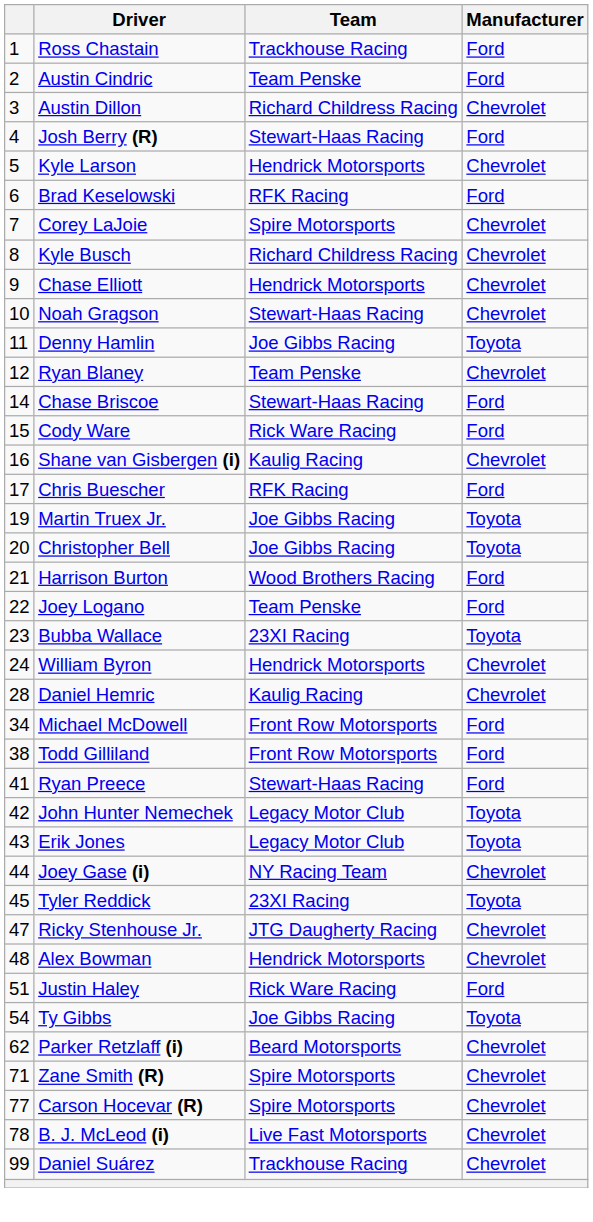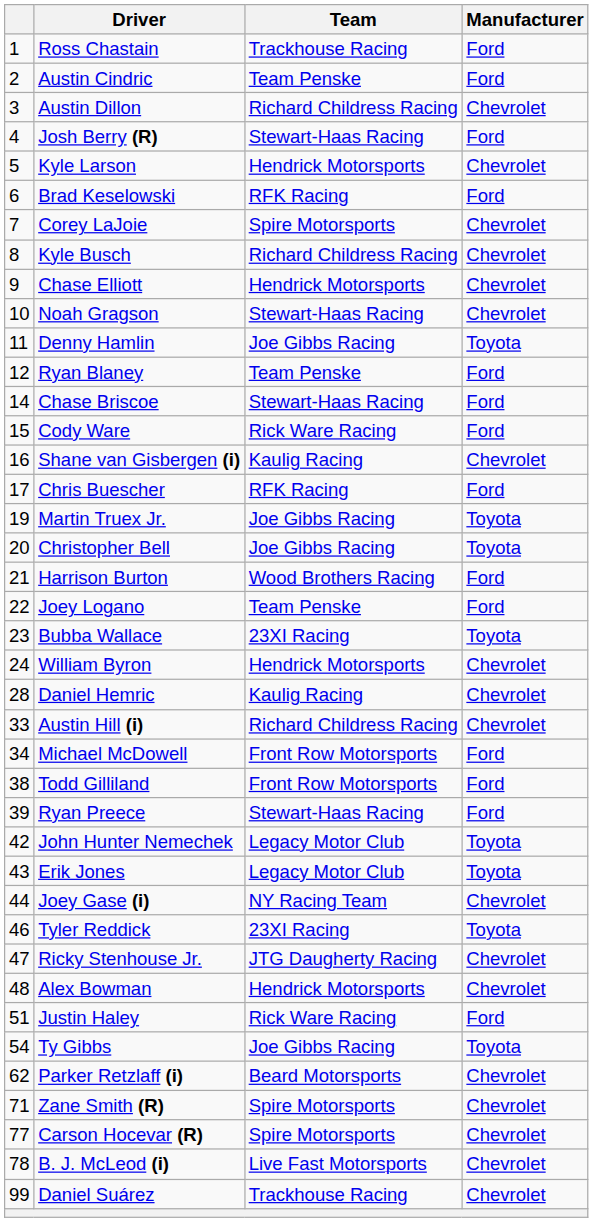(506, 372) Chevrolet -> (485, 372) Ford
+ row: (91, 724)
(19, 783) 41 -> (19, 812) 39
(19, 900) 45 -> (19, 930) 46
